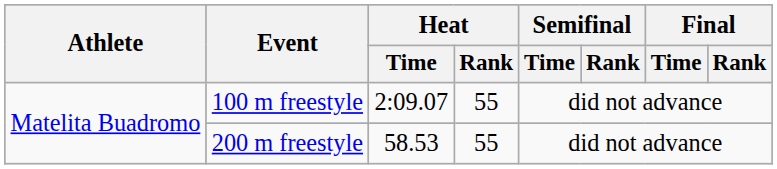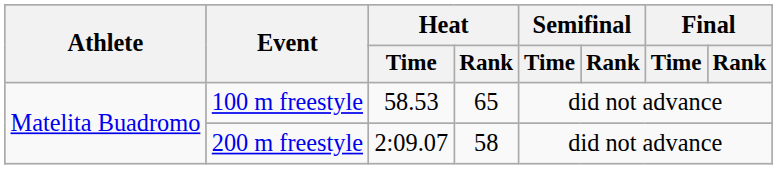(411, 103) 2:09.07 -> (411, 103) 58.53
(486, 103) 55 -> (486, 103) 65
(411, 143) 58.53 -> (411, 143) 2:09.07
(486, 143) 55 -> (486, 143) 58
